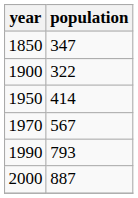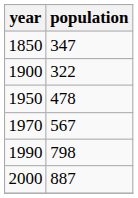(63, 98) 414 -> (63, 98) 478
(63, 152) 793 -> (63, 152) 798
